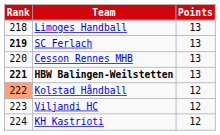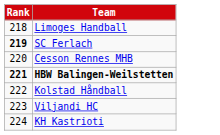- column: (195, 12)
(18, 91) lightsalmon background -> (18, 91) no background
